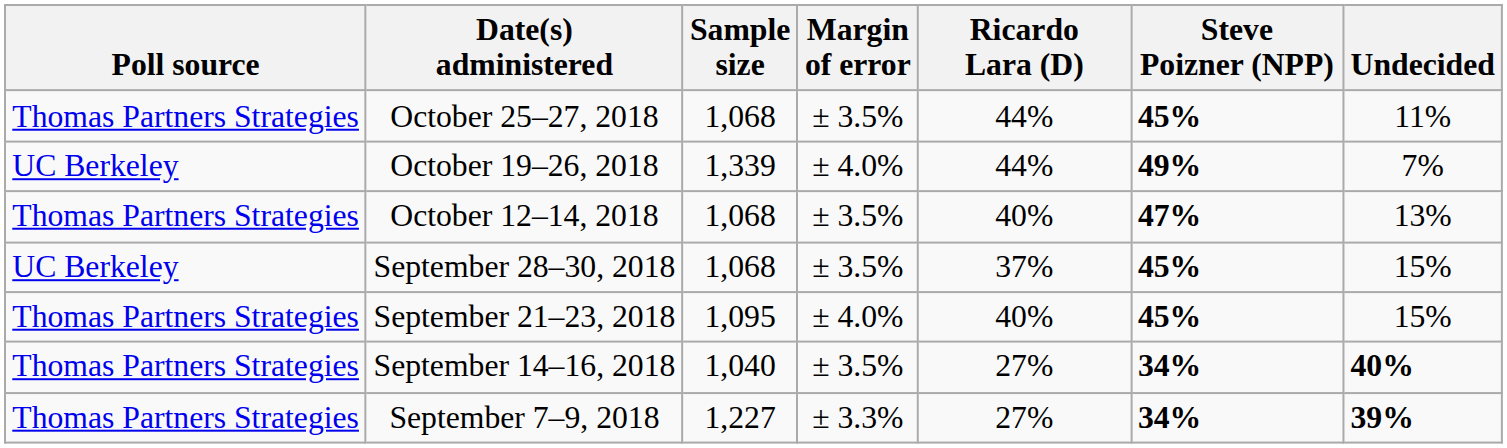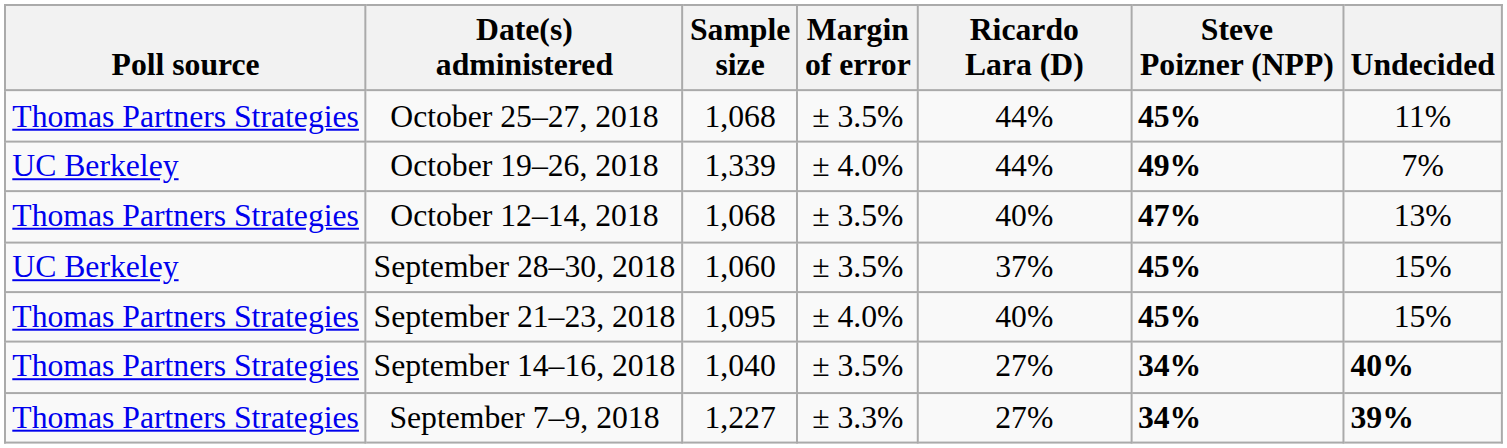(740, 266) 1,068 -> (740, 266) 1,060
